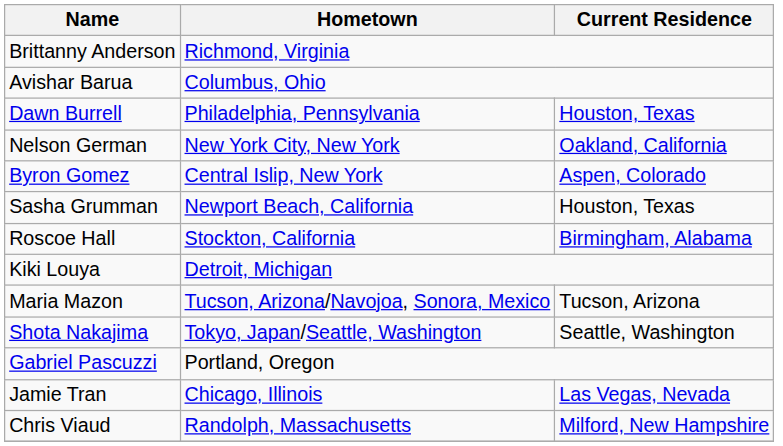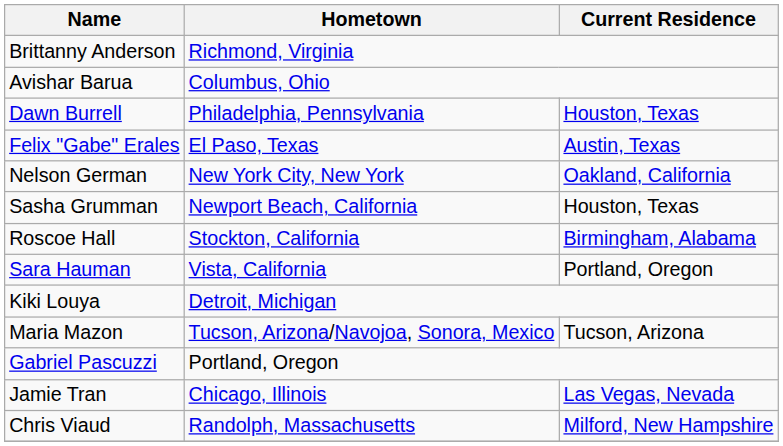+ row: (94, 144)
- row: (69, 176)
+ row: (70, 269)
- row: (79, 332)
